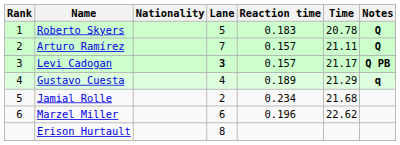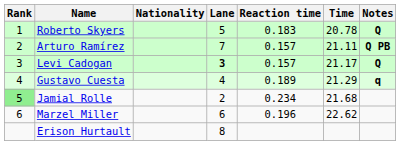(378, 47) Q -> (378, 47) Q PB
(378, 64) Q PB -> (378, 64) Q
(19, 98) no background -> (19, 98) lightgreen background
